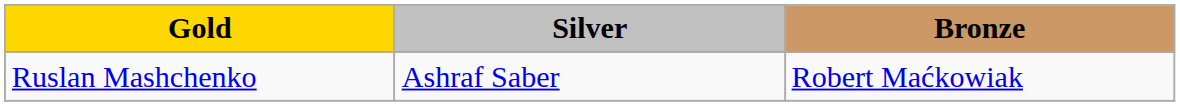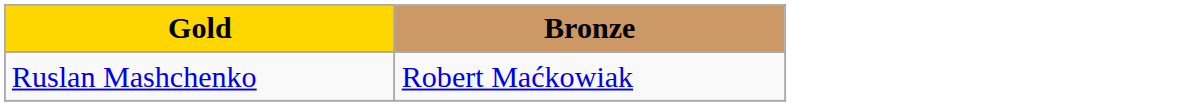- column: (590, 28)
